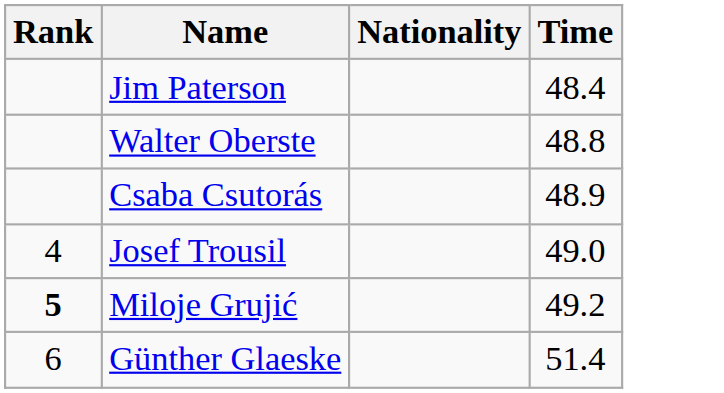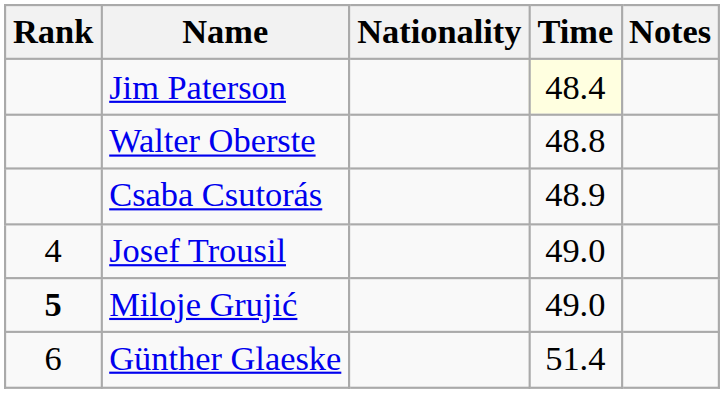+ column: (670, 31)
(575, 86) no background -> (575, 86) lightyellow background
(575, 304) 49.2 -> (575, 304) 49.0
